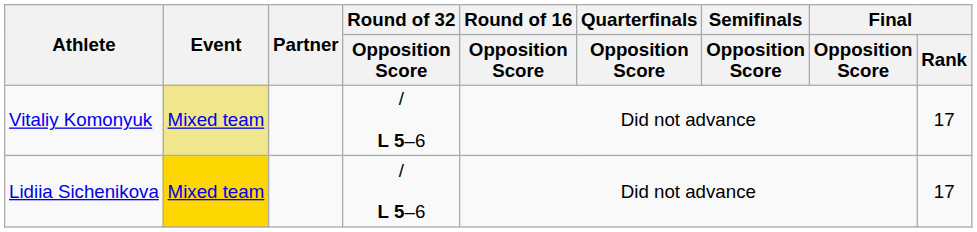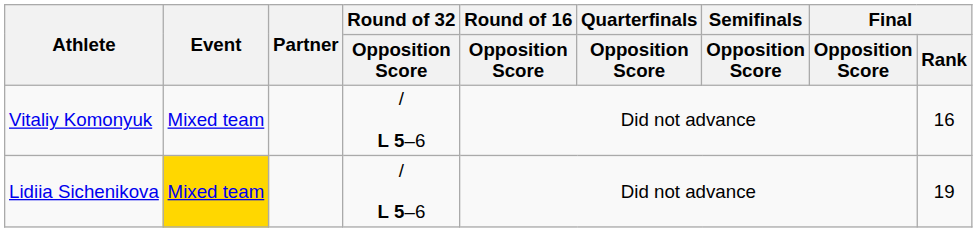(216, 121) khaki background -> (216, 121) no background
(944, 121) 17 -> (944, 121) 16
(944, 192) 17 -> (944, 192) 19
